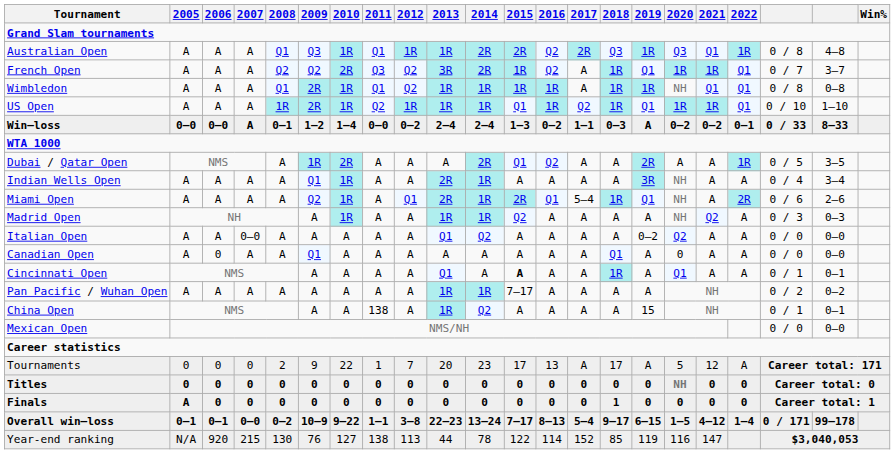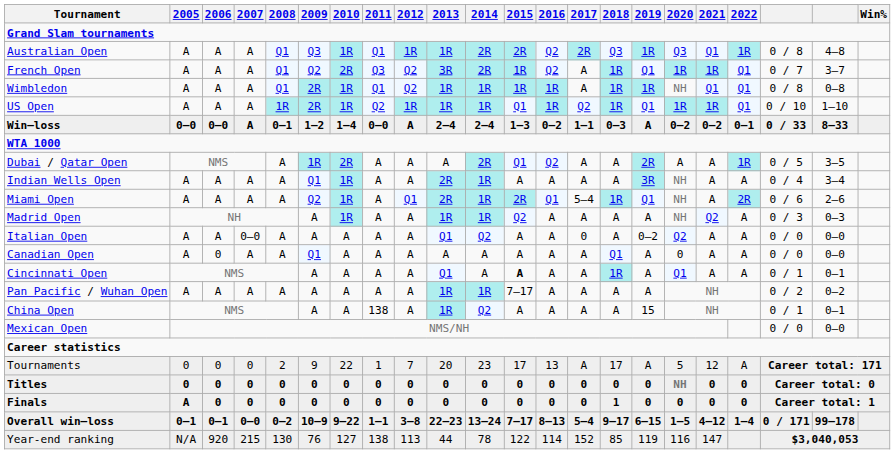(282, 69) Q2 -> (282, 69) Q1
(410, 124) 0–2 -> (410, 124) A
(584, 235) A -> (584, 235) 0
